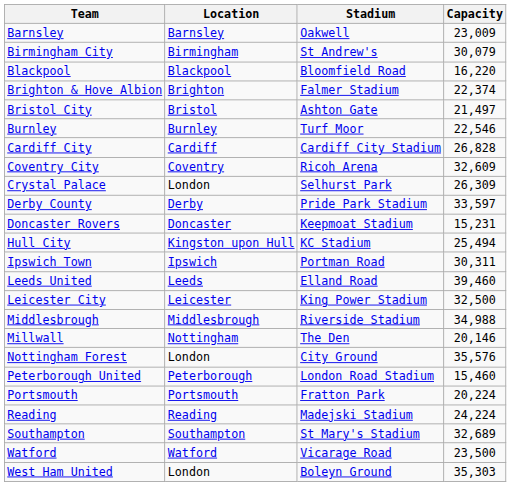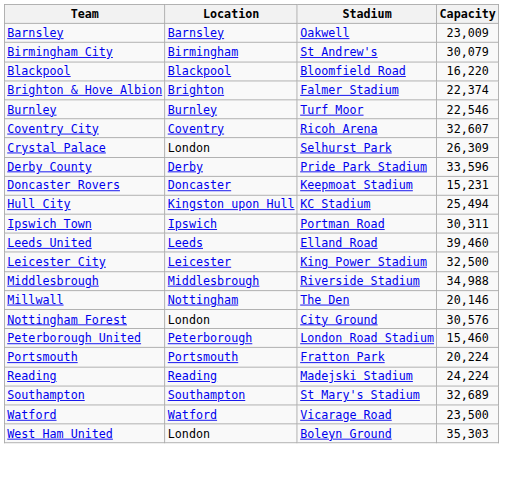- row: (49, 109)
- row: (49, 147)
(475, 167) 32,609 -> (468, 128) 32,607
(475, 205) 33,597 -> (468, 167) 33,596
(475, 357) 35,576 -> (468, 319) 30,576
